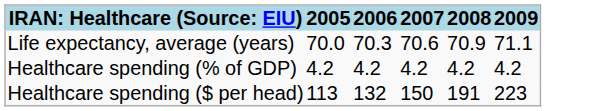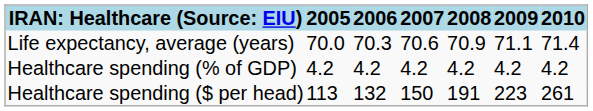+ column: (563, 19)
